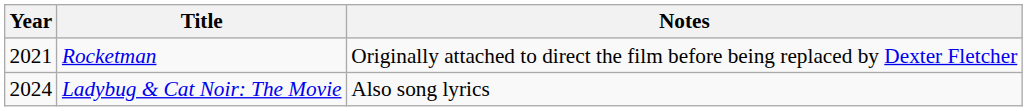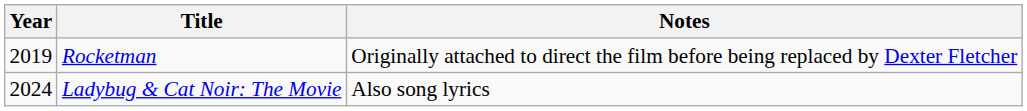(31, 55) 2021 -> (31, 55) 2019
